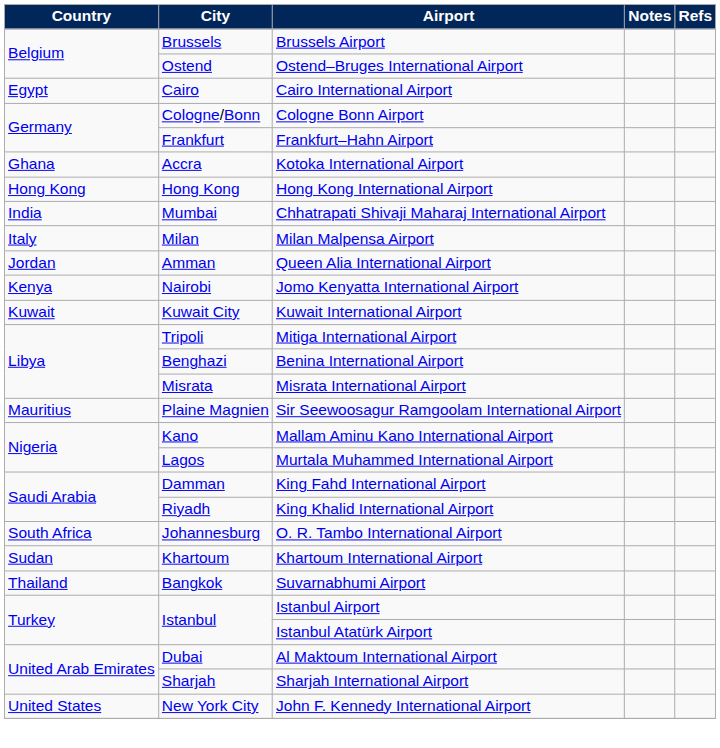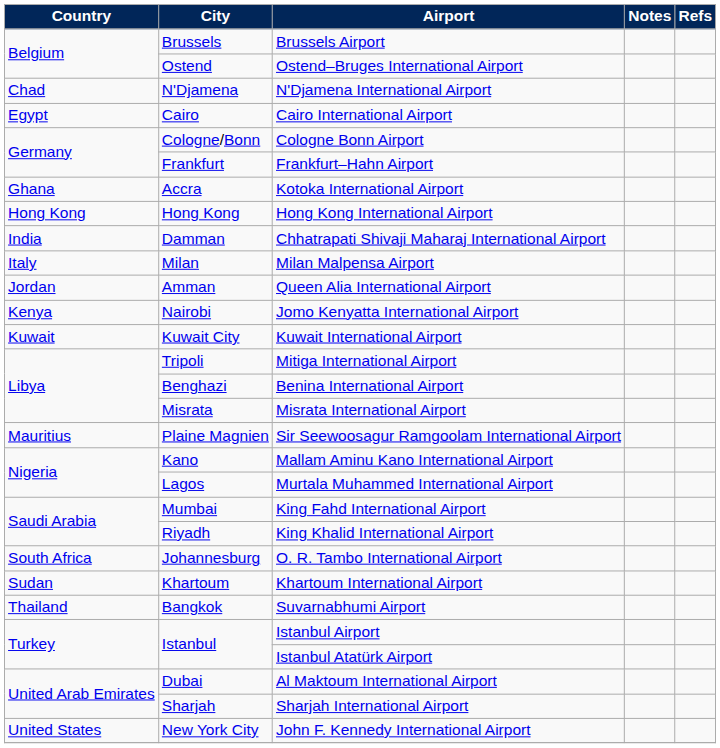+ row: (384, 90)
(189, 213) Mumbai -> (193, 238) Damman
(193, 484) Damman -> (189, 509) Mumbai
